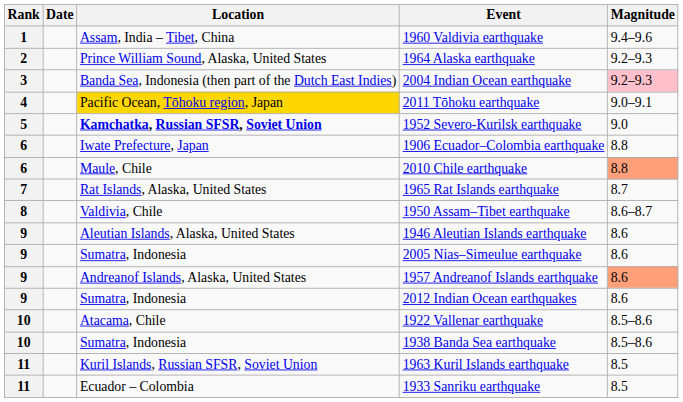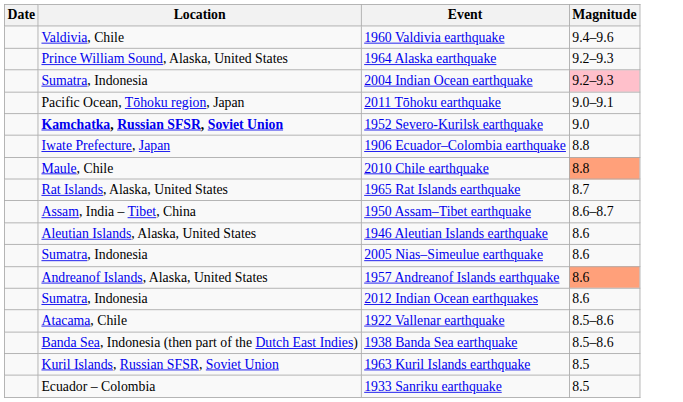- column: (24, 15)
(157, 37) Assam, India – Tibet, China -> (83, 37) Valdivia, Chile
(238, 80) Banda Sea, Indonesia (then part of the Dutch East Indies) -> (95, 80) Sumatra, Indonesia
(181, 102) gold background -> (143, 102) no background
(121, 211) Valdivia, Chile -> (119, 211) Assam, India – Tibet, China
(133, 342) Sumatra, Indonesia -> (200, 342) Banda Sea, Indonesia (then part of the Dutch East Indies)
